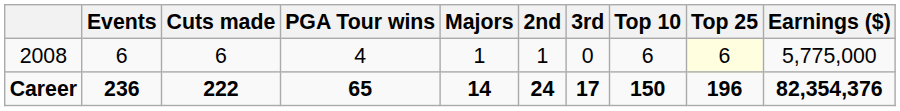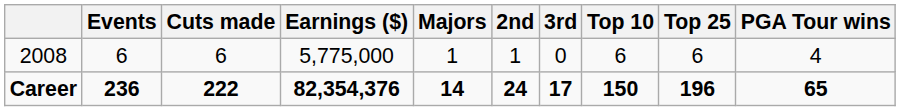columns swapped: (360, 22) <-> (829, 22)
(725, 55) lightyellow background -> (697, 55) no background
